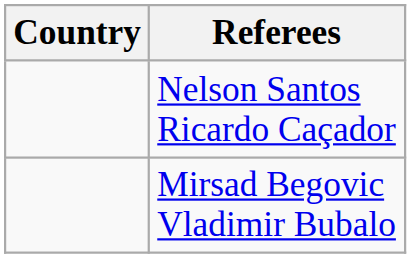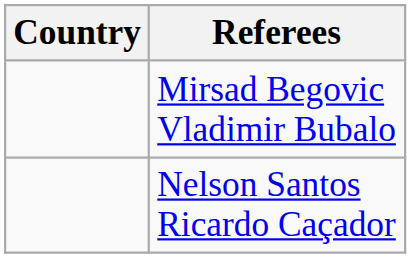rows swapped: (277, 204) <-> (277, 108)
